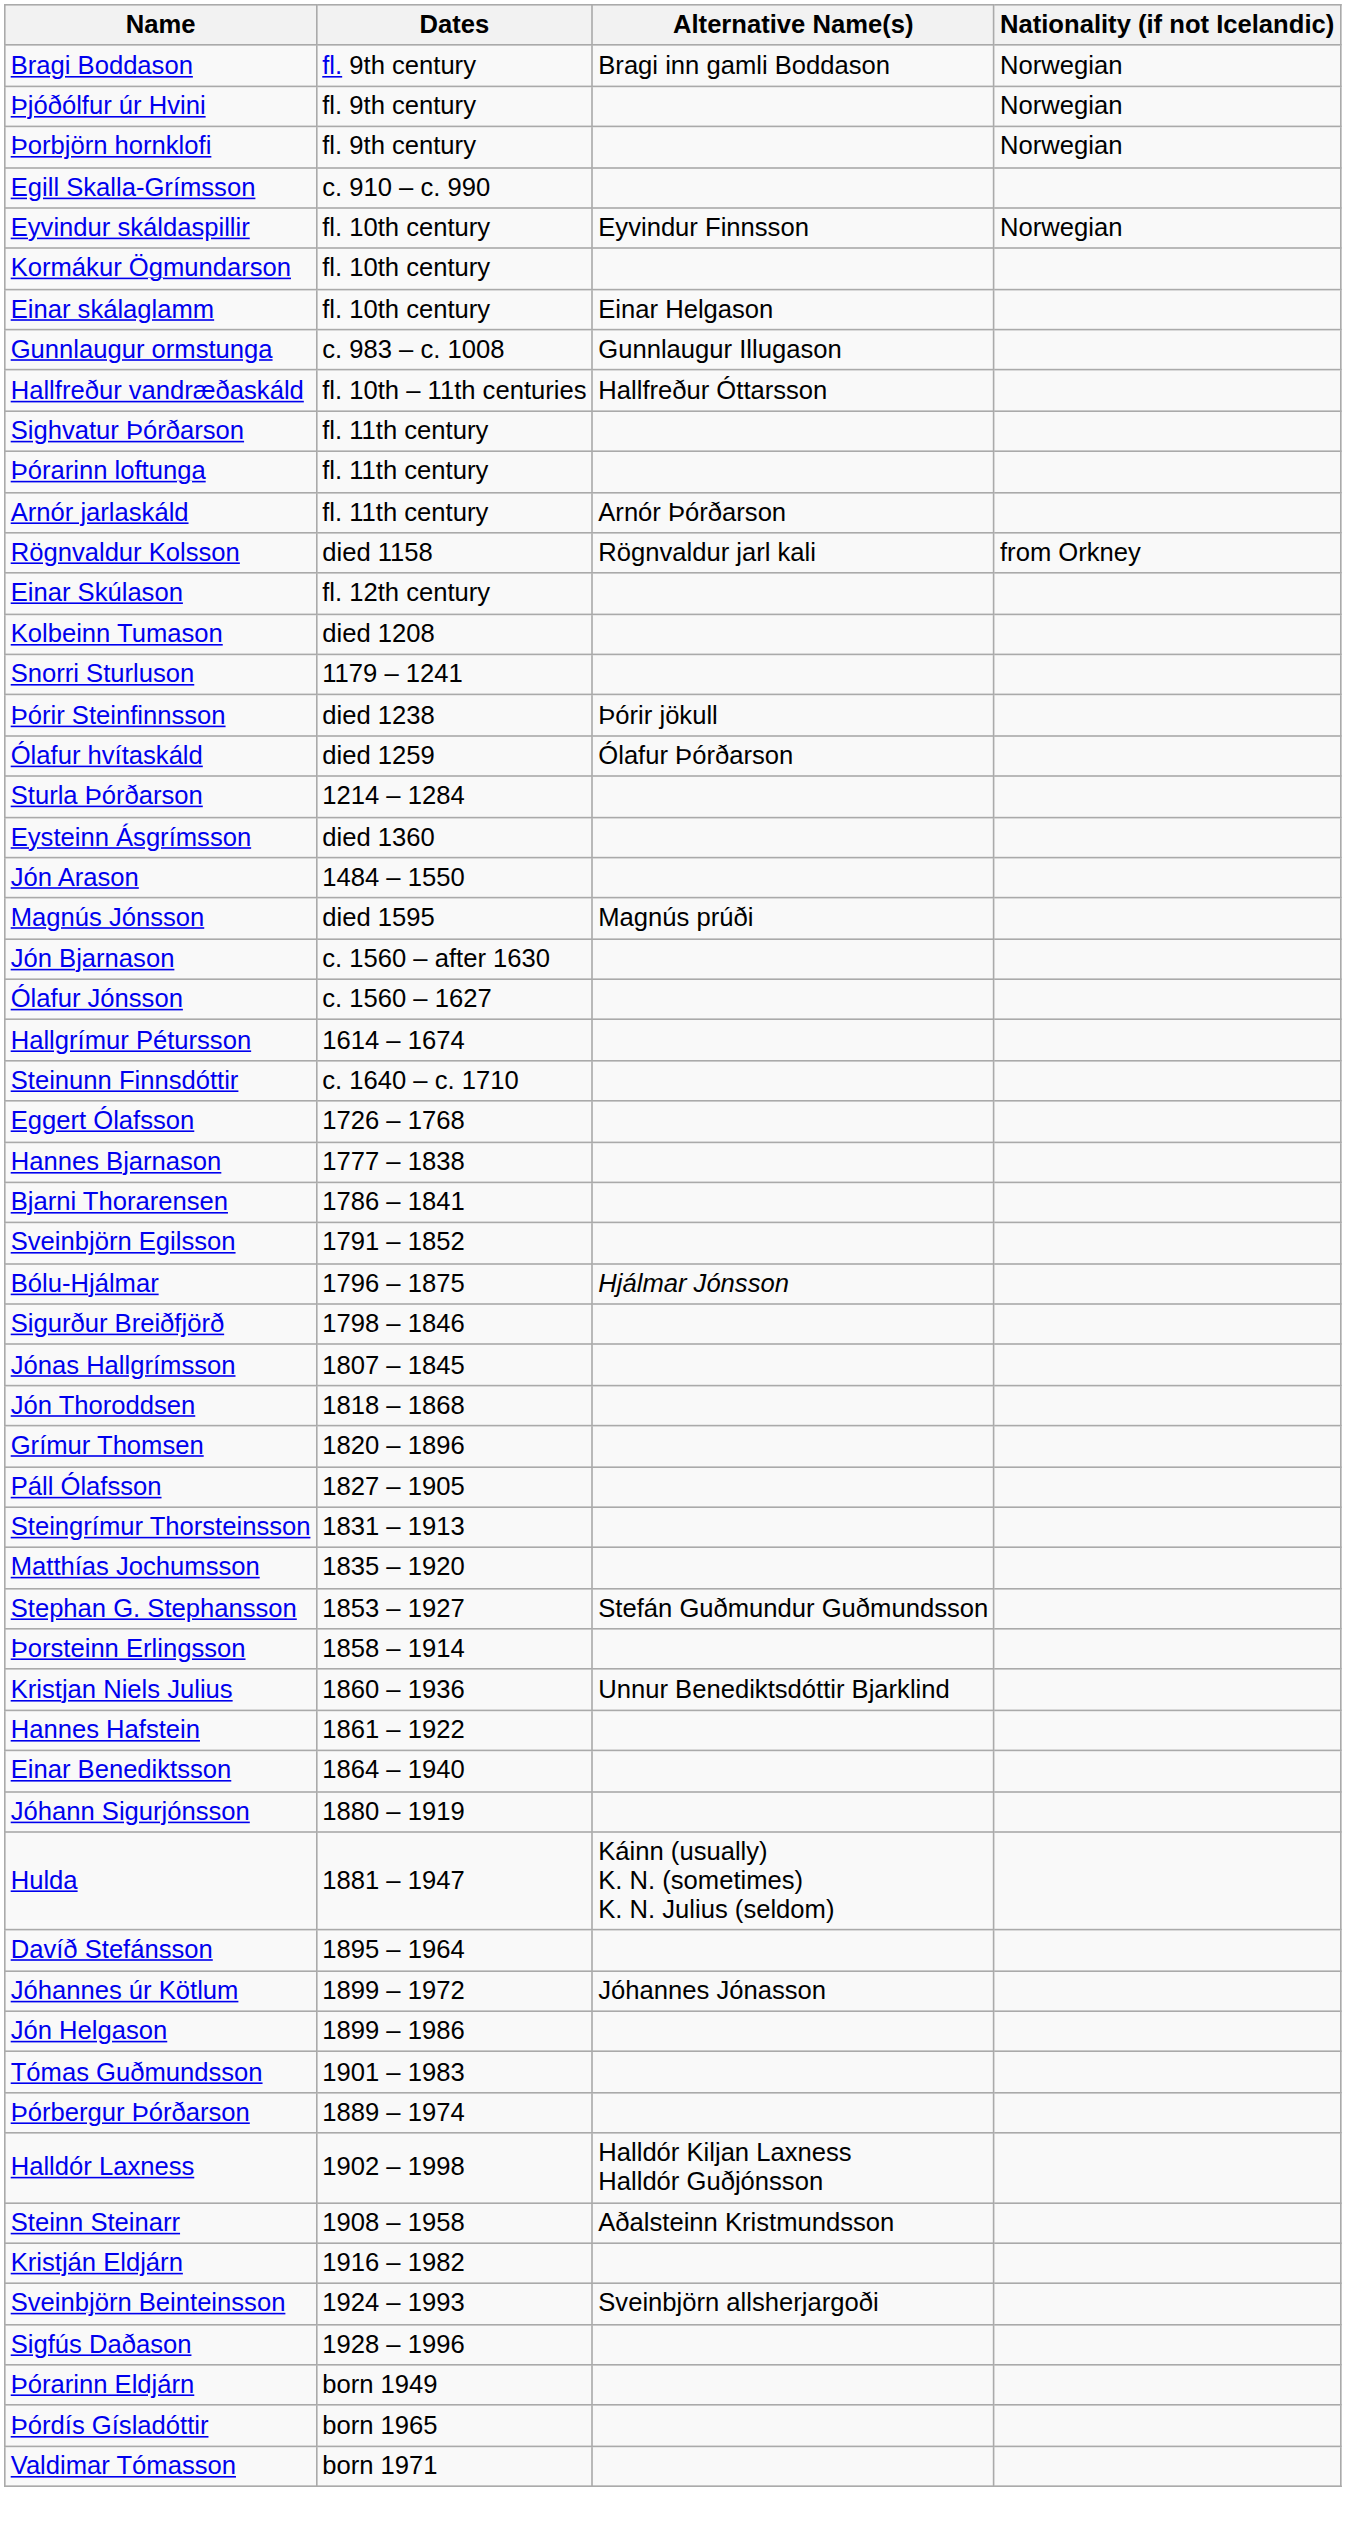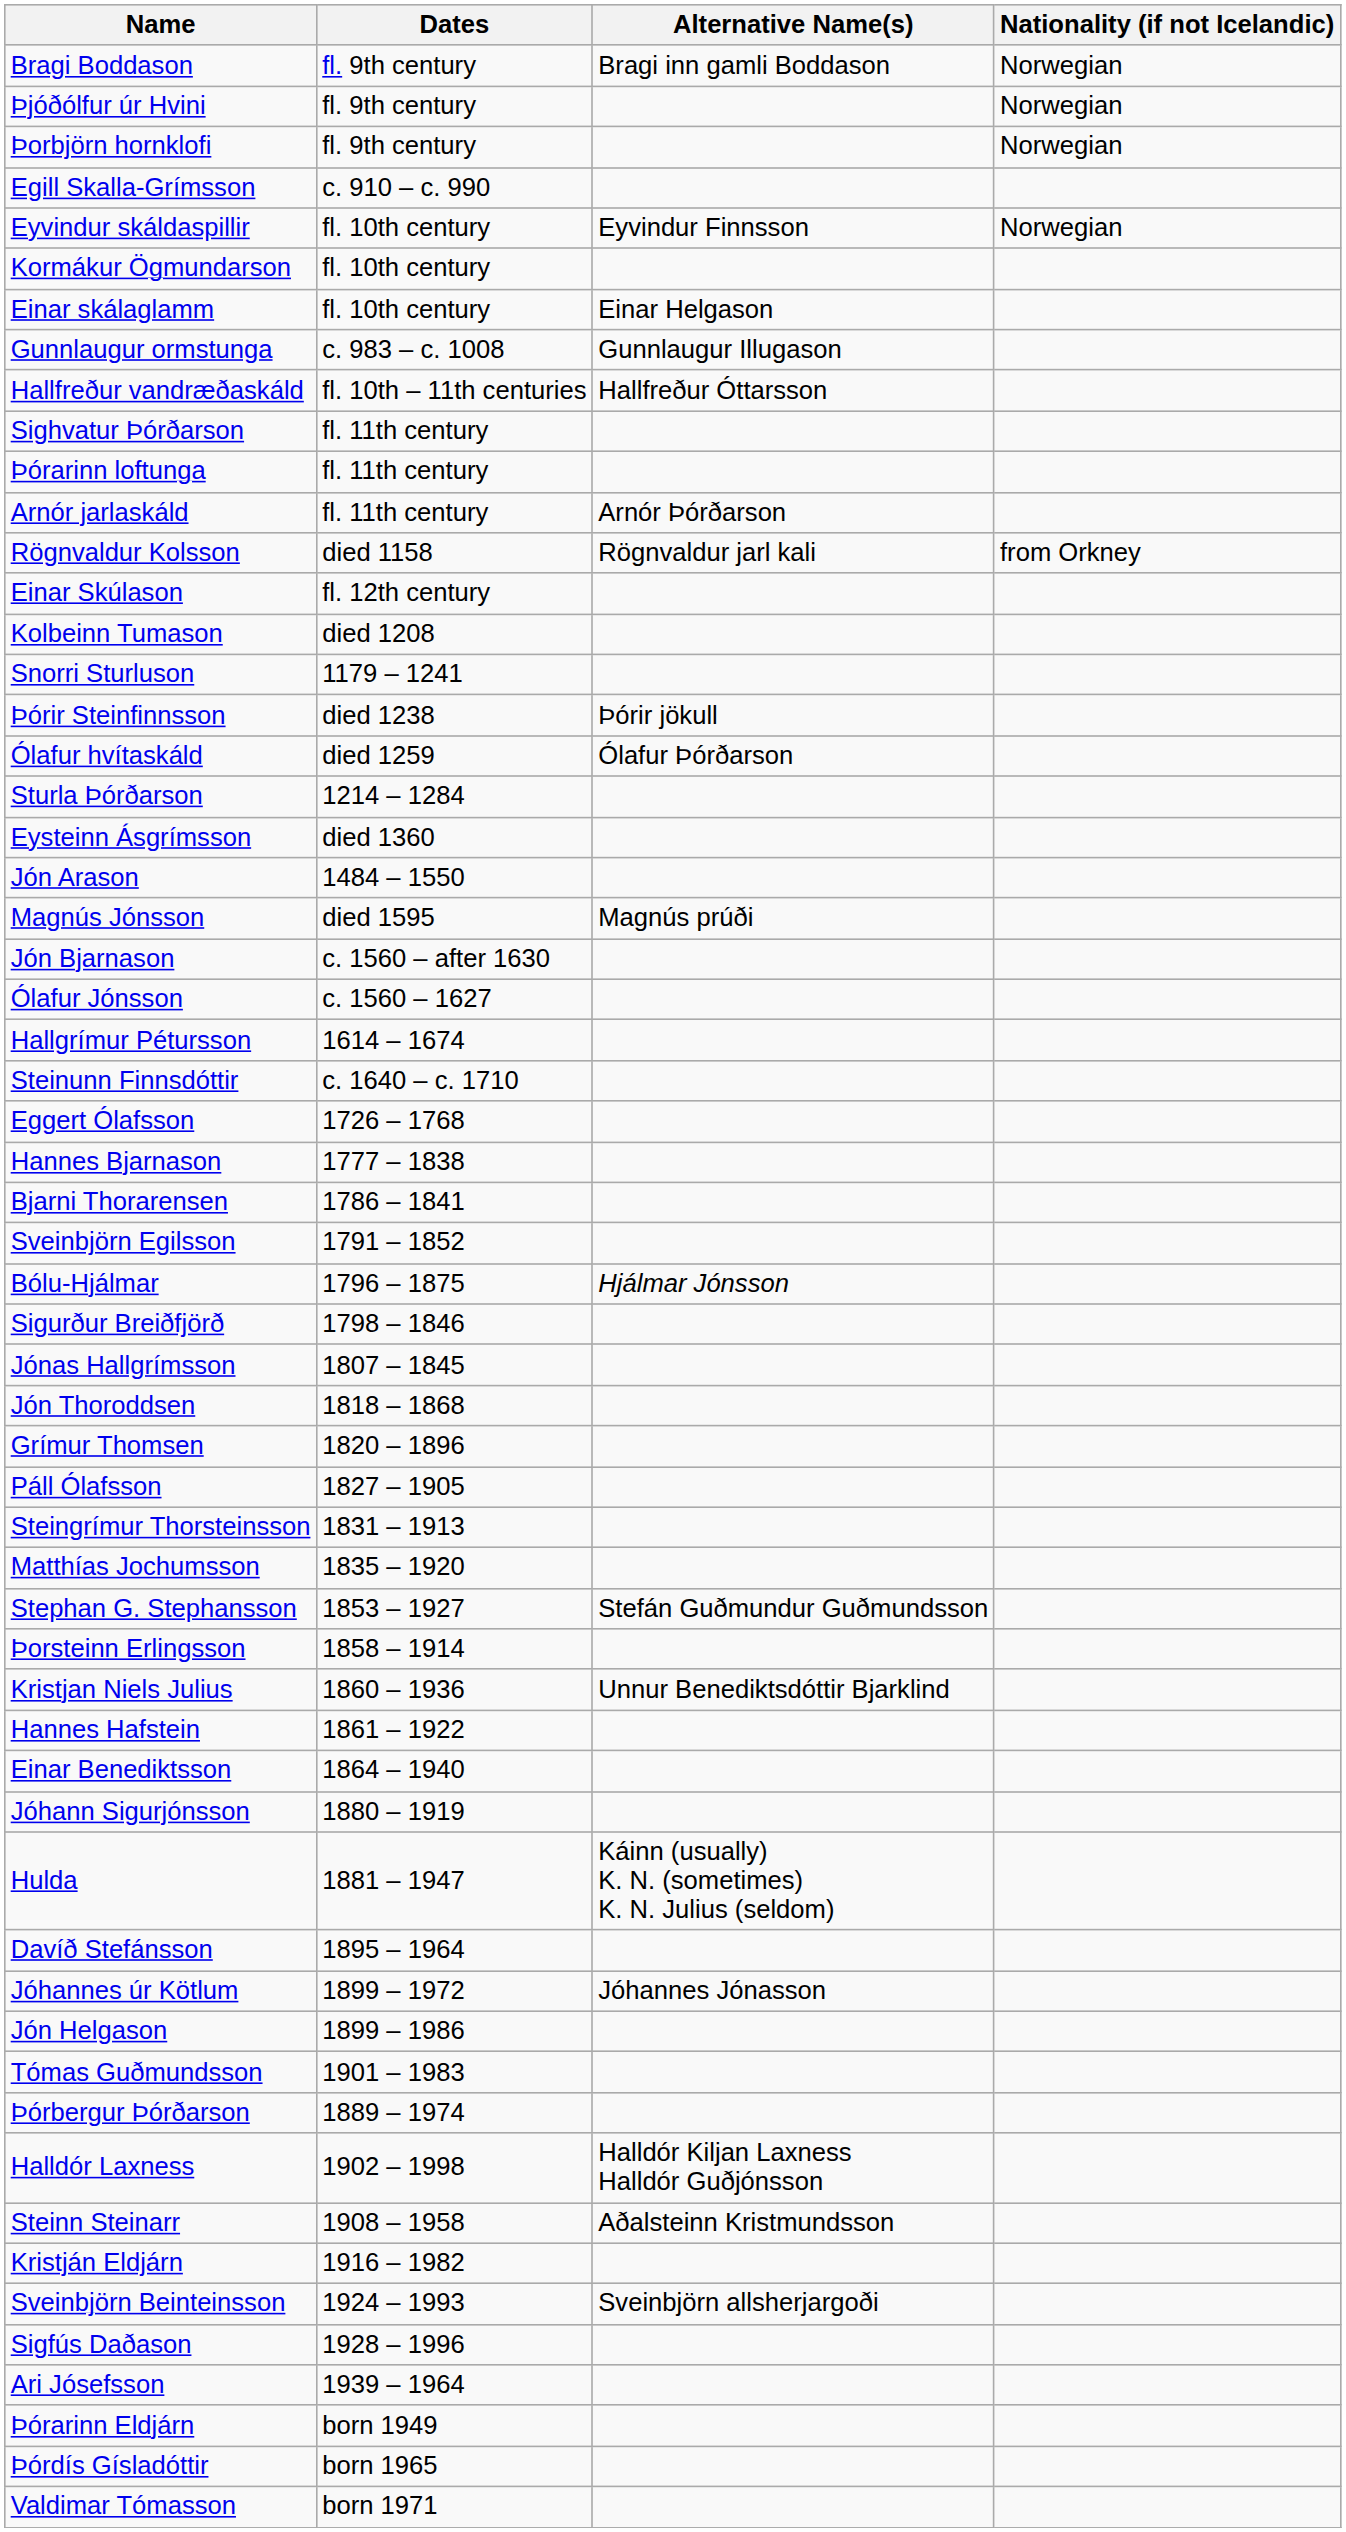+ row: (88, 2384)
